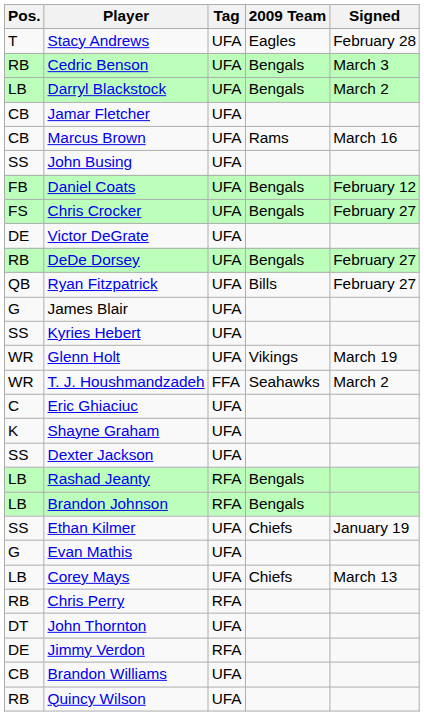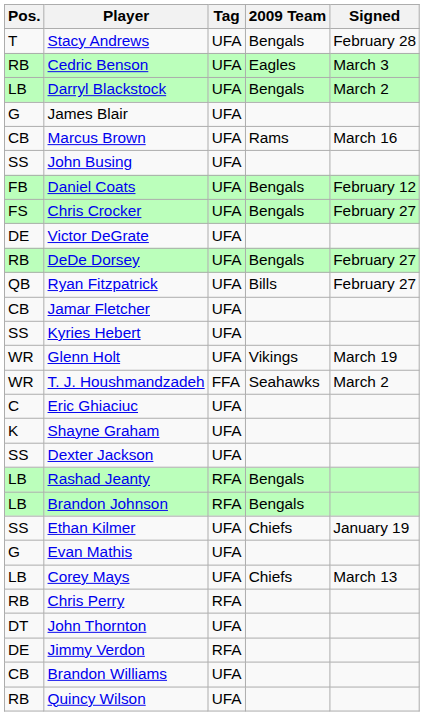(272, 41) Eagles -> (276, 41) Bengals
(276, 65) Bengals -> (272, 65) Eagles
rows swapped: (88, 308) <-> (99, 114)
